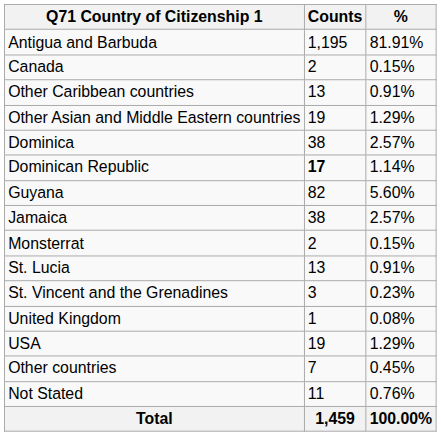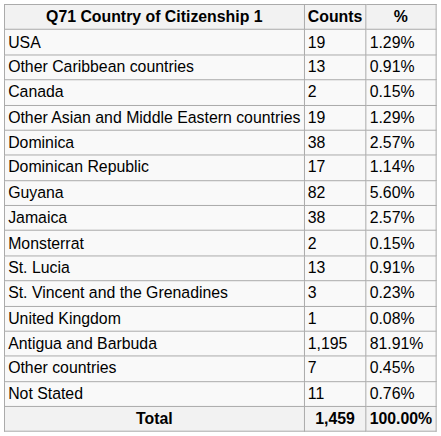rows swapped: (83, 42) <-> (24, 343)
rows swapped: (101, 92) <-> (36, 67)
(317, 167) bold -> (317, 167) normal
